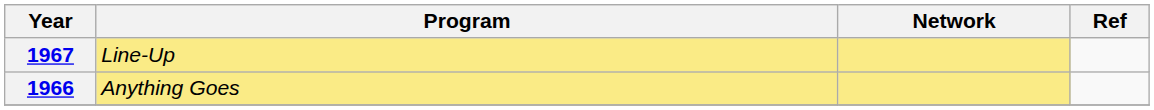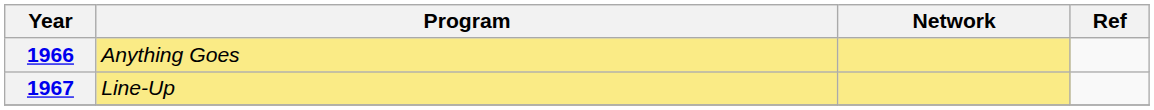rows swapped: (50, 88) <-> (50, 54)
